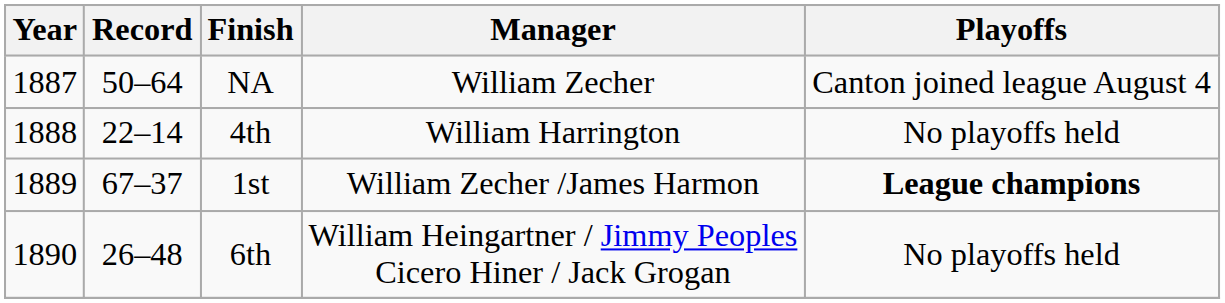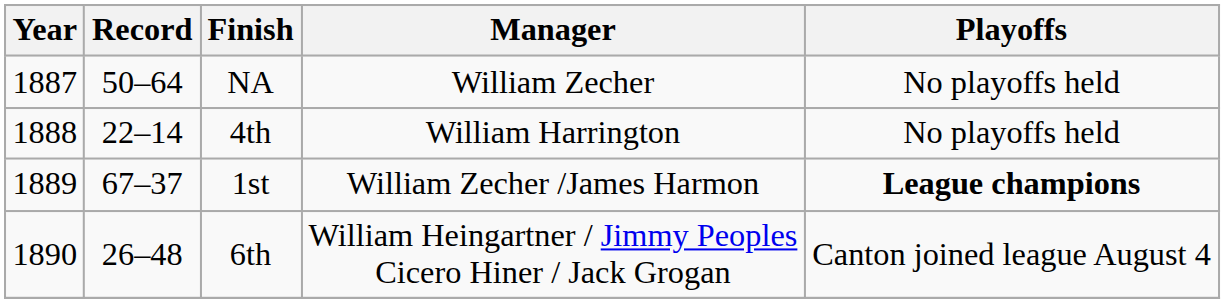(1012, 81) Canton joined league August 4 -> (1012, 81) No playoffs held
(1012, 253) No playoffs held -> (1012, 253) Canton joined league August 4
